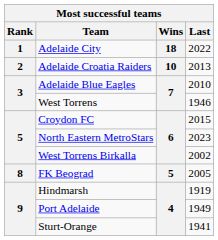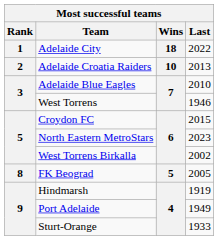(200, 226) 1941 -> (200, 226) 1933
